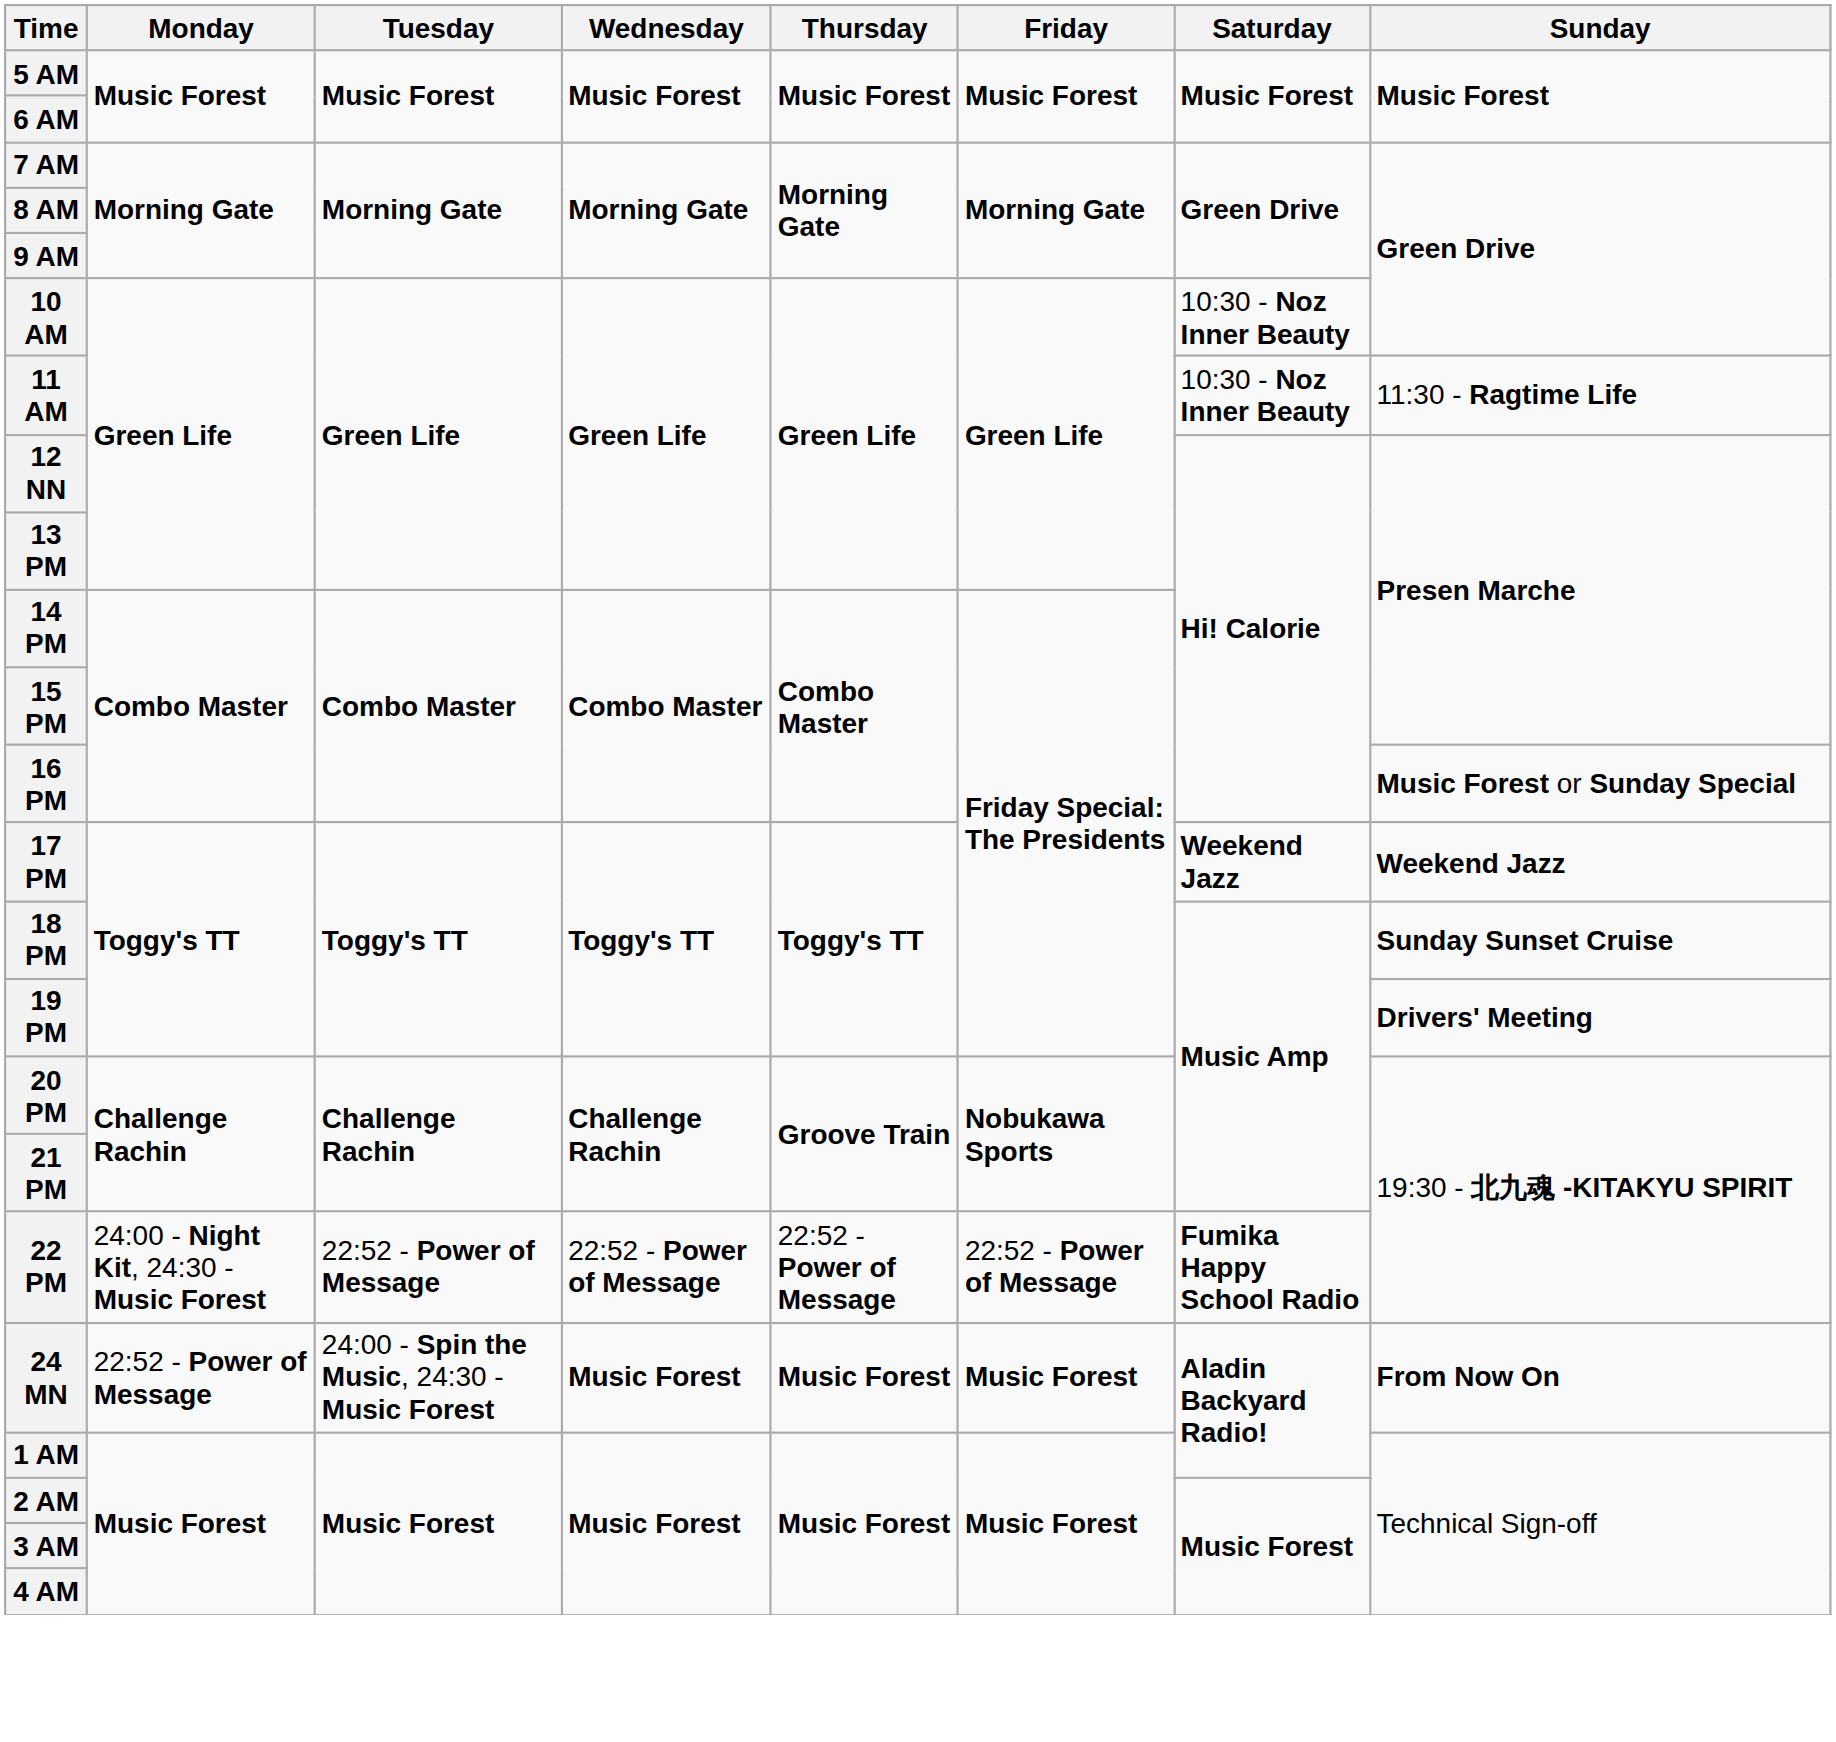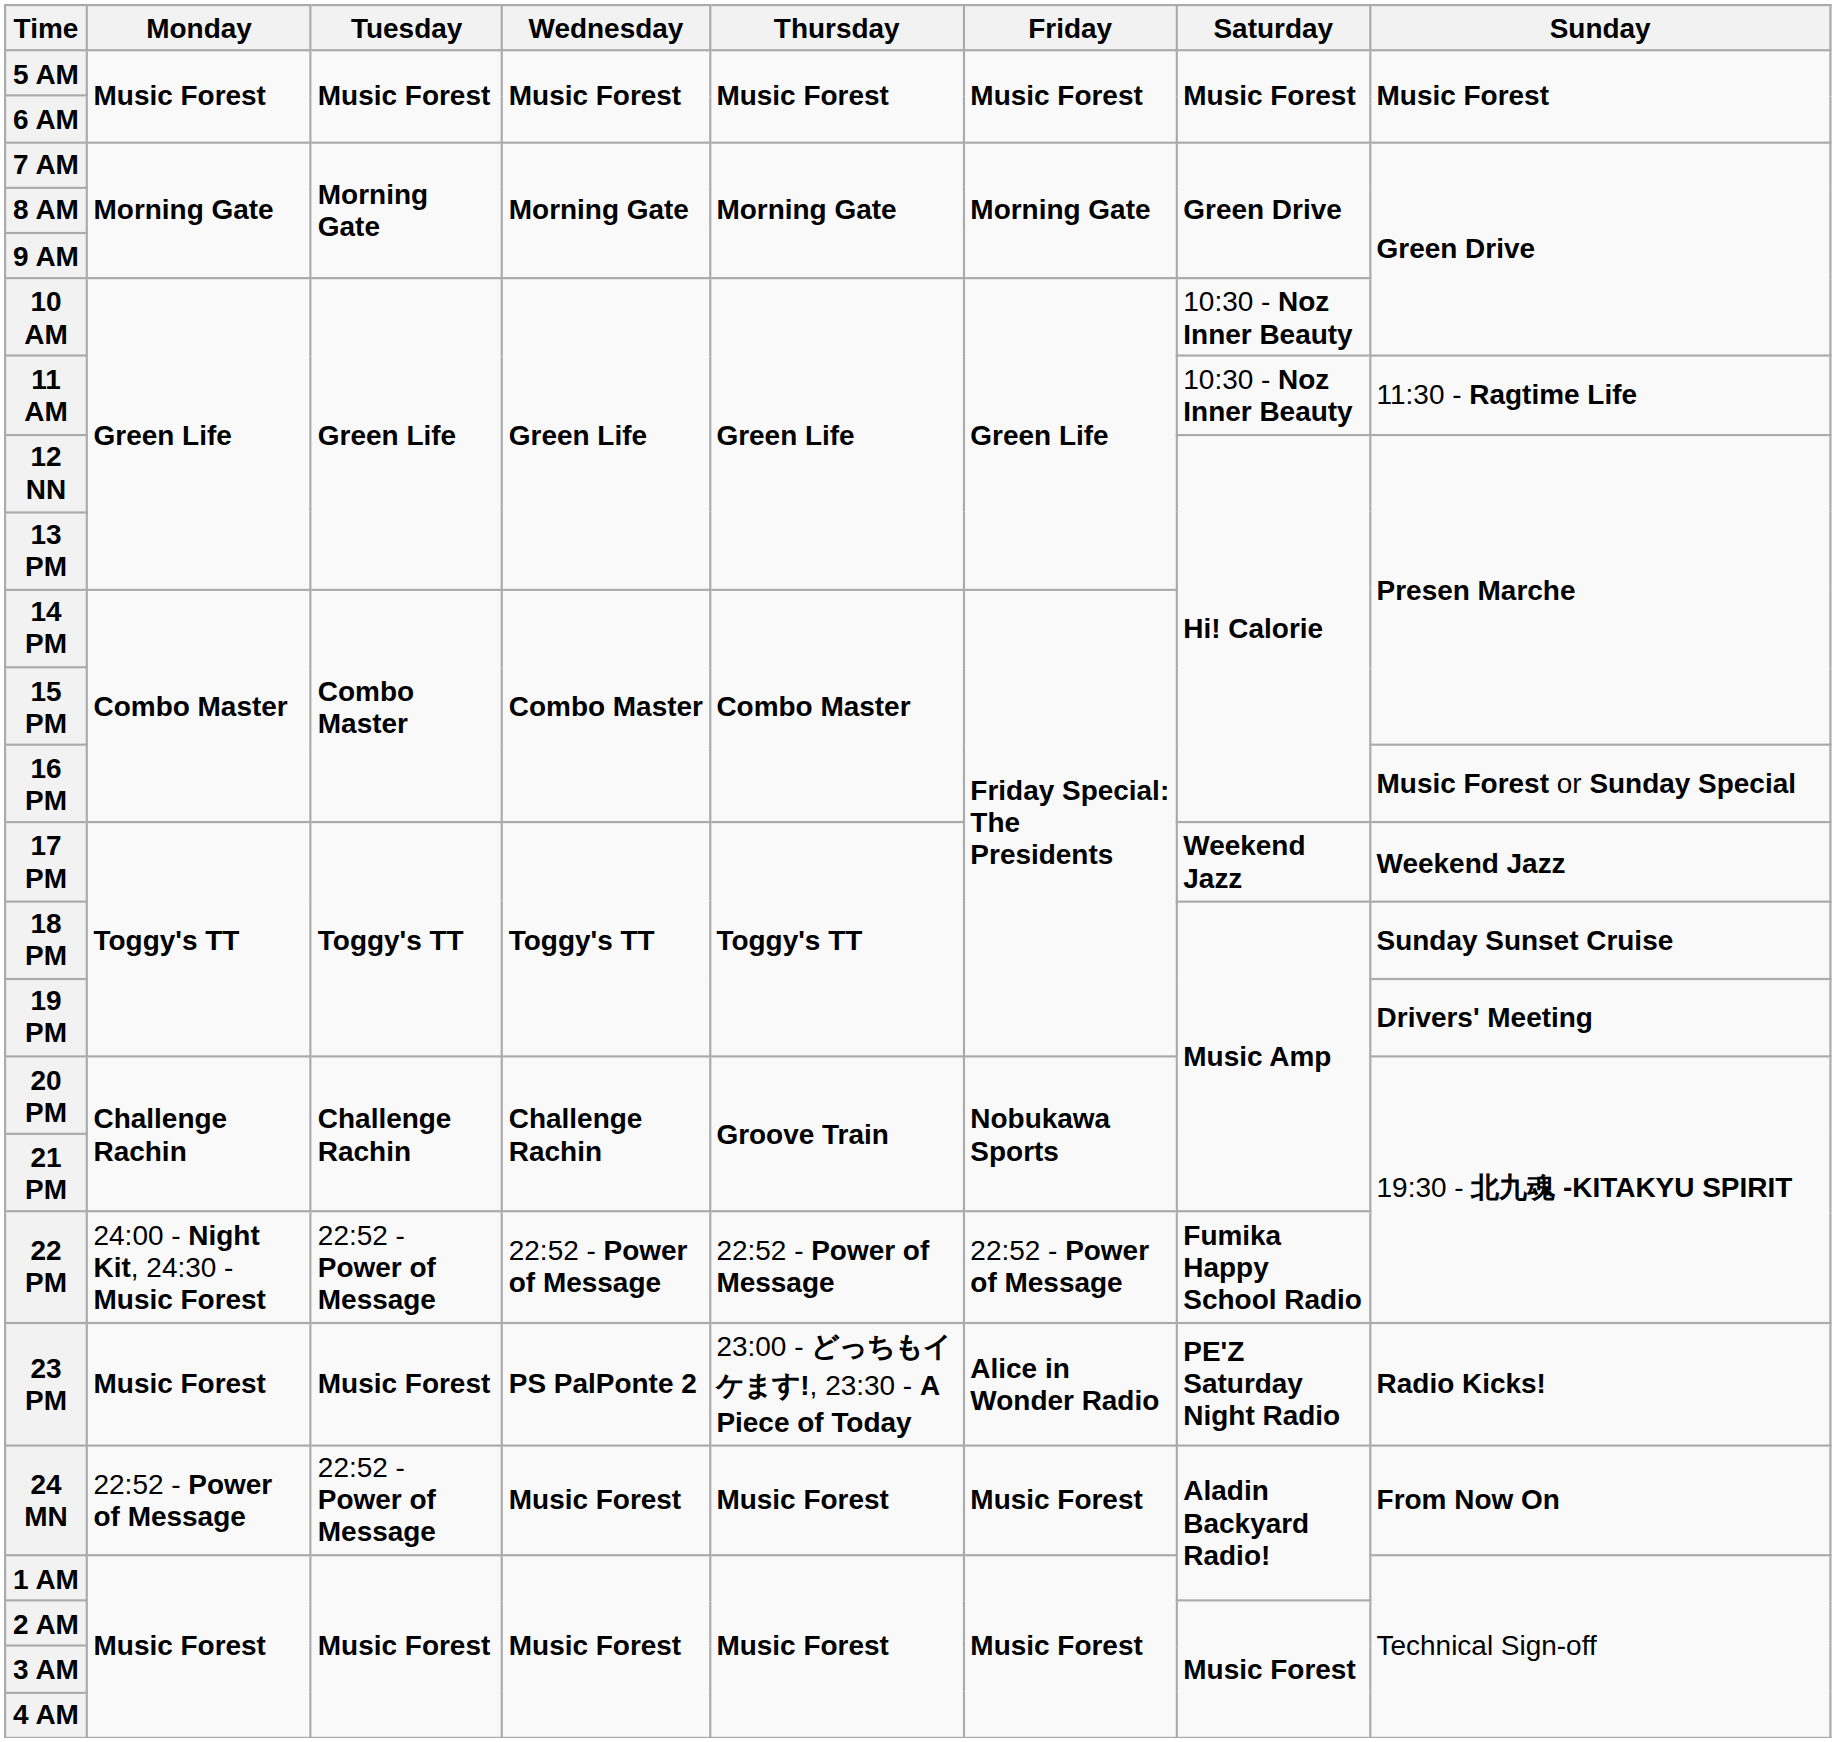+ row: (46, 1384)
(424, 1377) 24:00 - Spin the Music, 24:30 - Music Forest -> (377, 1500) 22:52 - Power of Message
